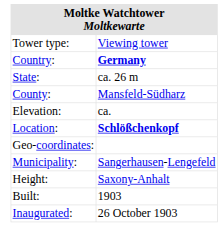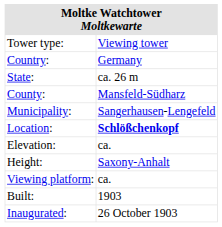(122, 60) bold -> (120, 60) normal
rows swapped: (45, 162) <-> (37, 111)
- row: (53, 145)
+ row: (51, 179)
